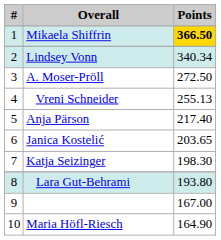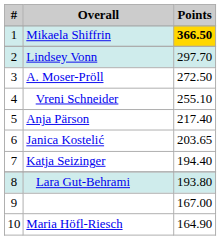(195, 56) 340.34 -> (195, 56) 297.70
(195, 98) 255.13 -> (195, 98) 255.10
(195, 161) 198.30 -> (195, 161) 194.40
